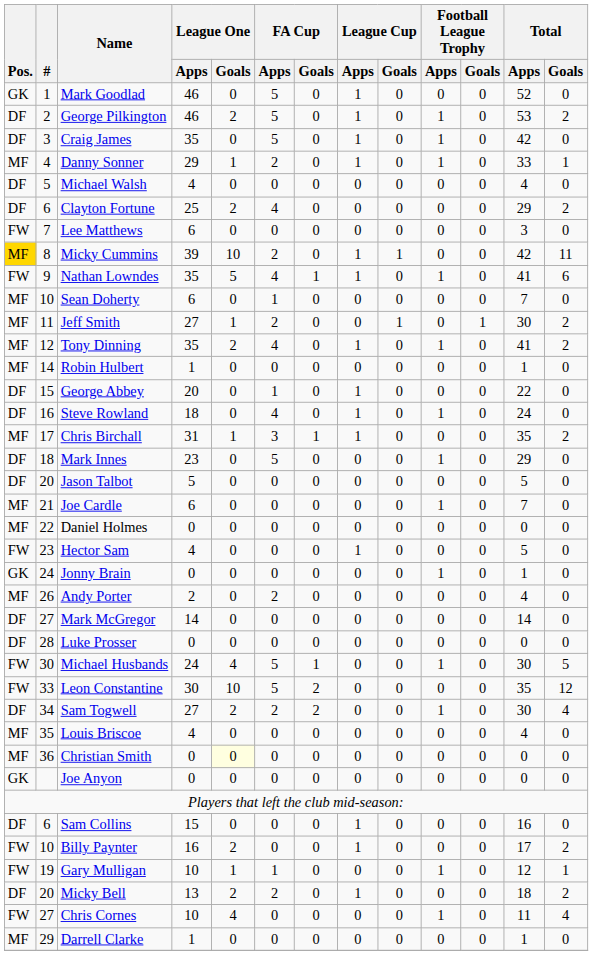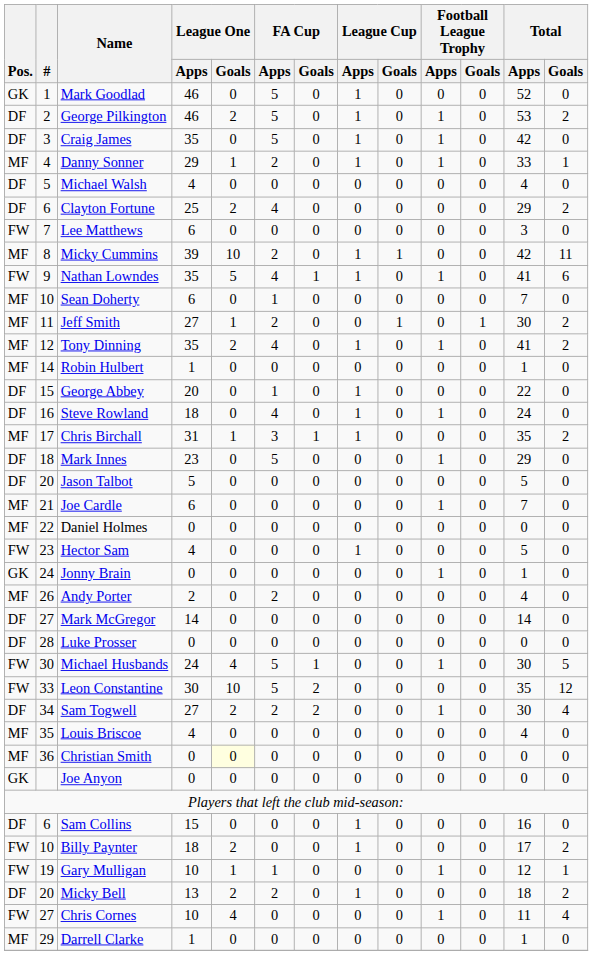(18, 253) gold background -> (18, 253) no background
(191, 847) 16 -> (191, 847) 18
